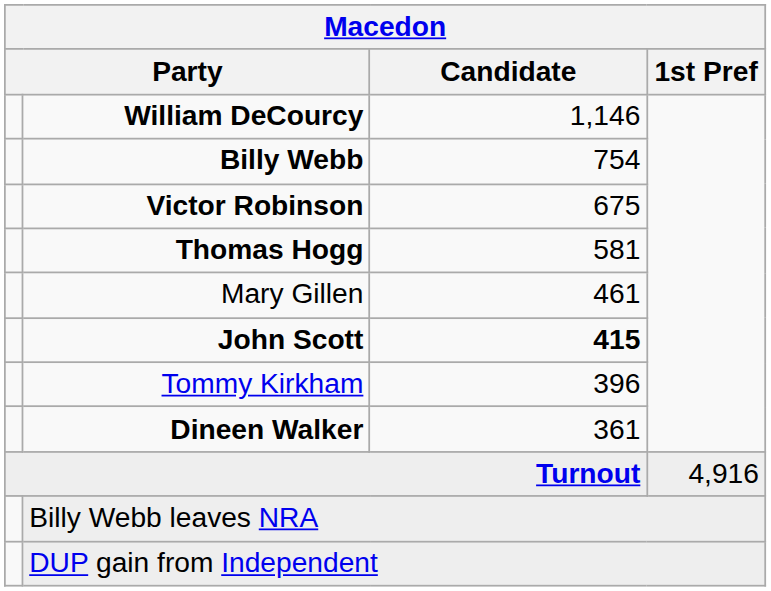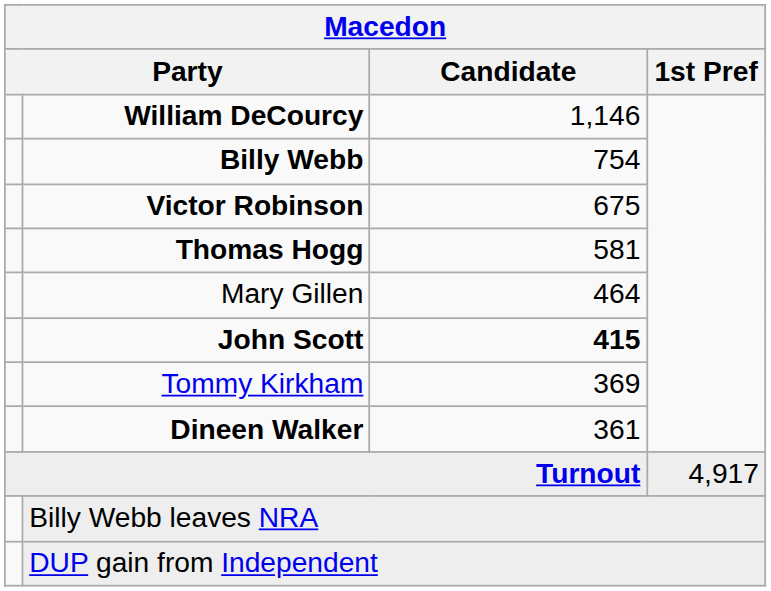(617, 294) 461 -> (617, 294) 464
(617, 384) 396 -> (617, 384) 369
(724, 473) 4,916 -> (724, 473) 4,917
